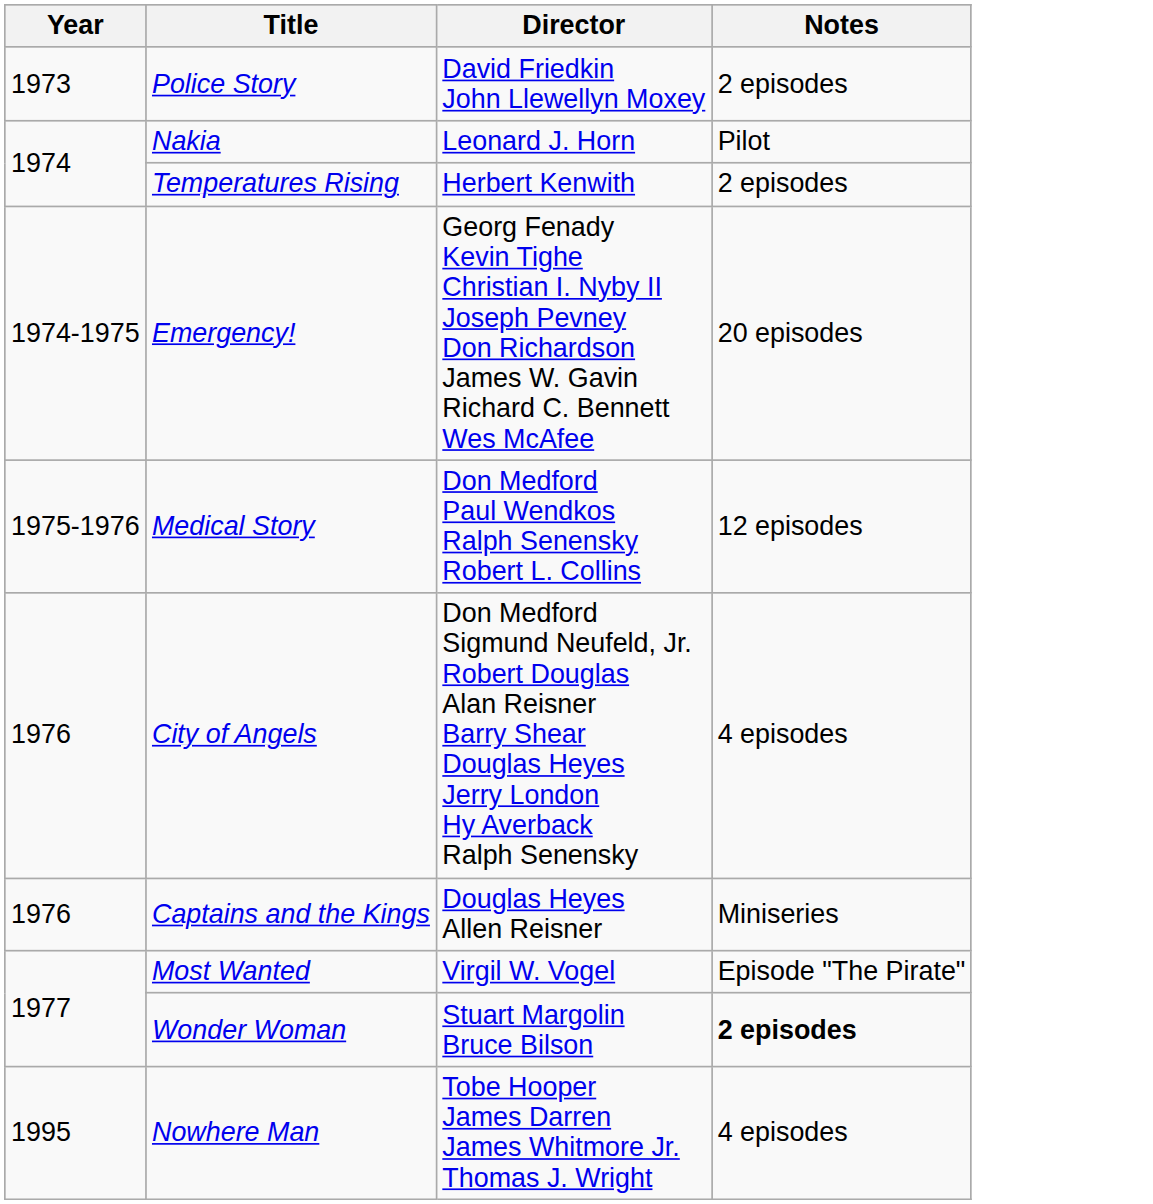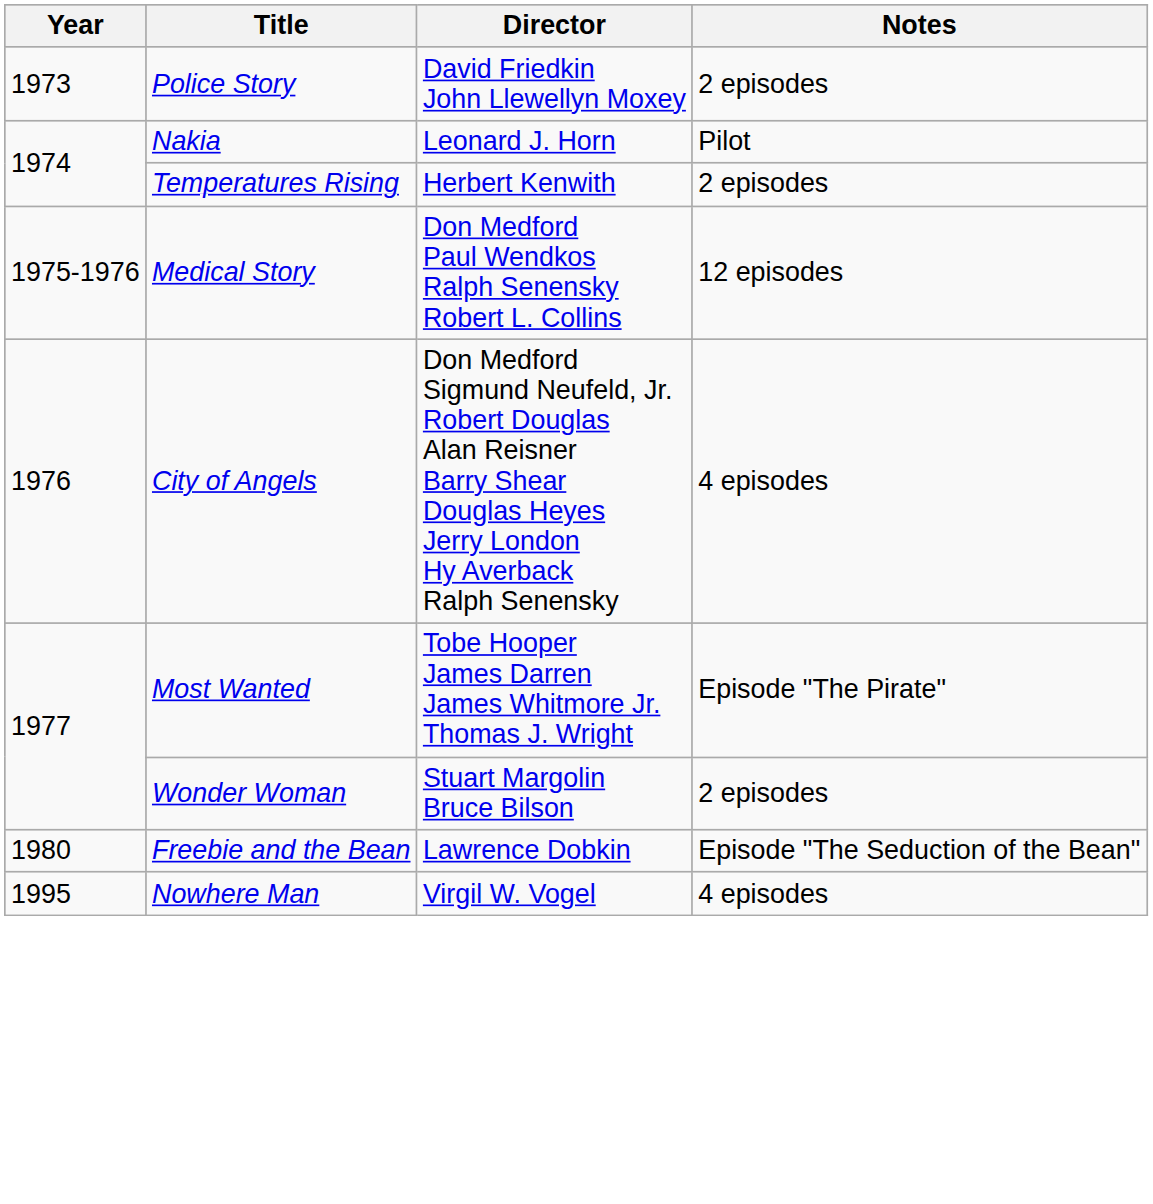- row: (224, 332)
- row: (291, 913)
(529, 971) Virgil W. Vogel -> (542, 689) Tobe Hooper James Darren James Whitmore Jr. Thomas J. Wright
(787, 1029) bold -> (763, 792) normal
+ row: (281, 850)
(561, 1132) Tobe Hooper James Darren James Whitmore Jr. Thomas J. Wright -> (509, 893) Virgil W. Vogel
